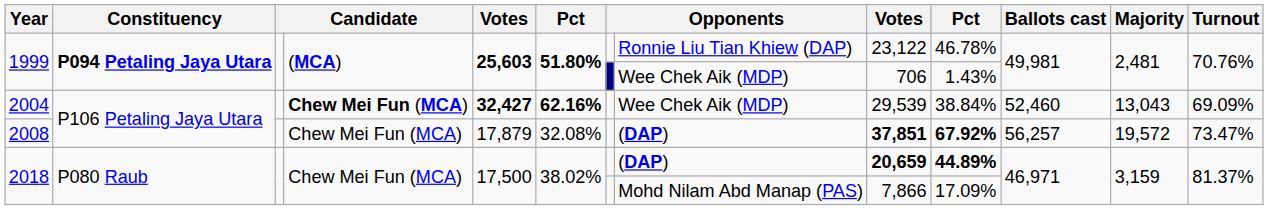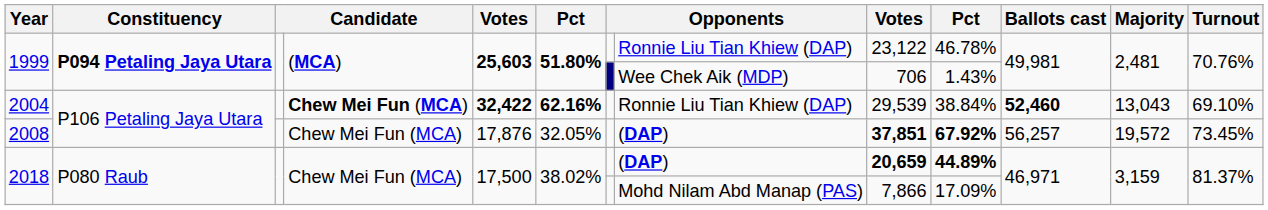(504, 105) 32,427 -> (504, 105) 32,422
(703, 105) Wee Chek Aik (MDP) -> (735, 105) Ronnie Liu Tian Khiew (DAP)
(1032, 105) normal -> (1032, 105) bold
(1223, 105) 69.09% -> (1223, 105) 69.10%
(504, 133) 17,879 -> (504, 133) 17,876
(571, 133) 32.08% -> (571, 133) 32.05%
(1223, 133) 73.47% -> (1223, 133) 73.45%
